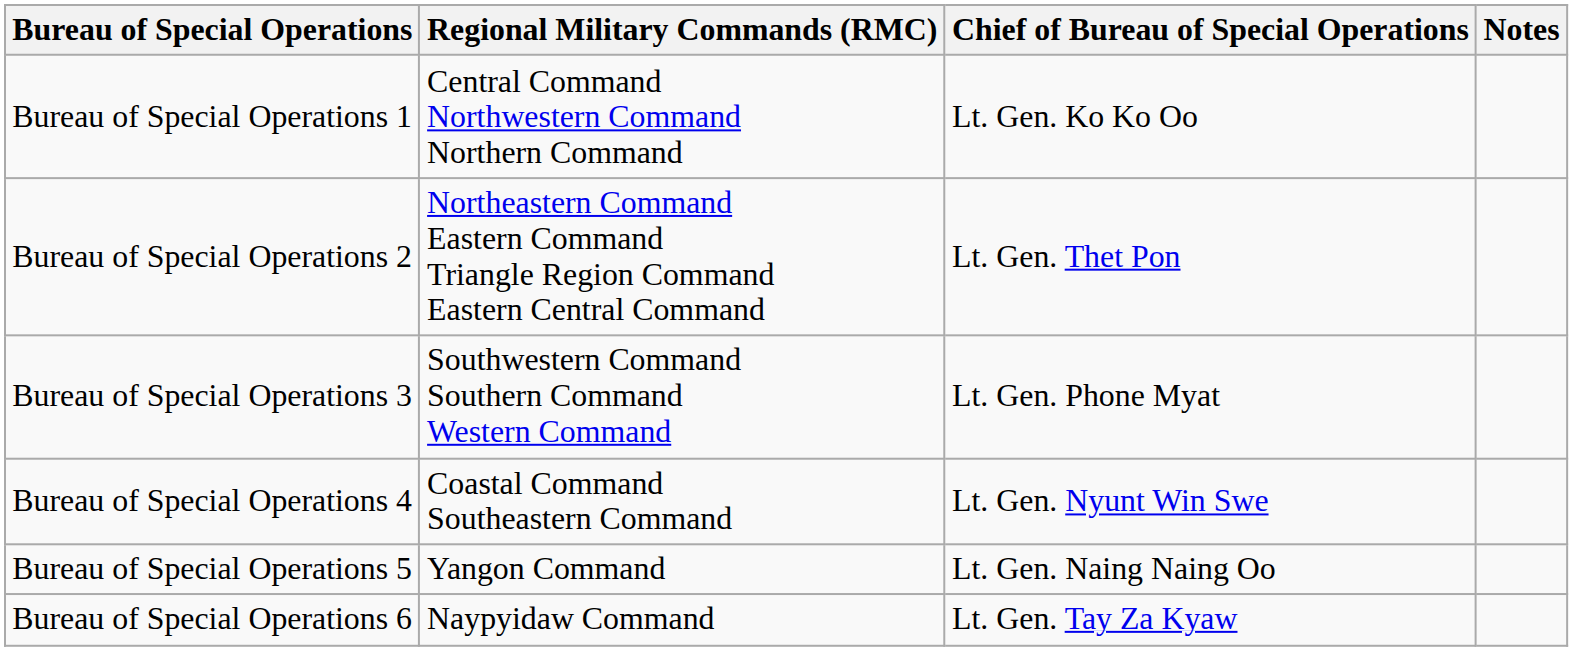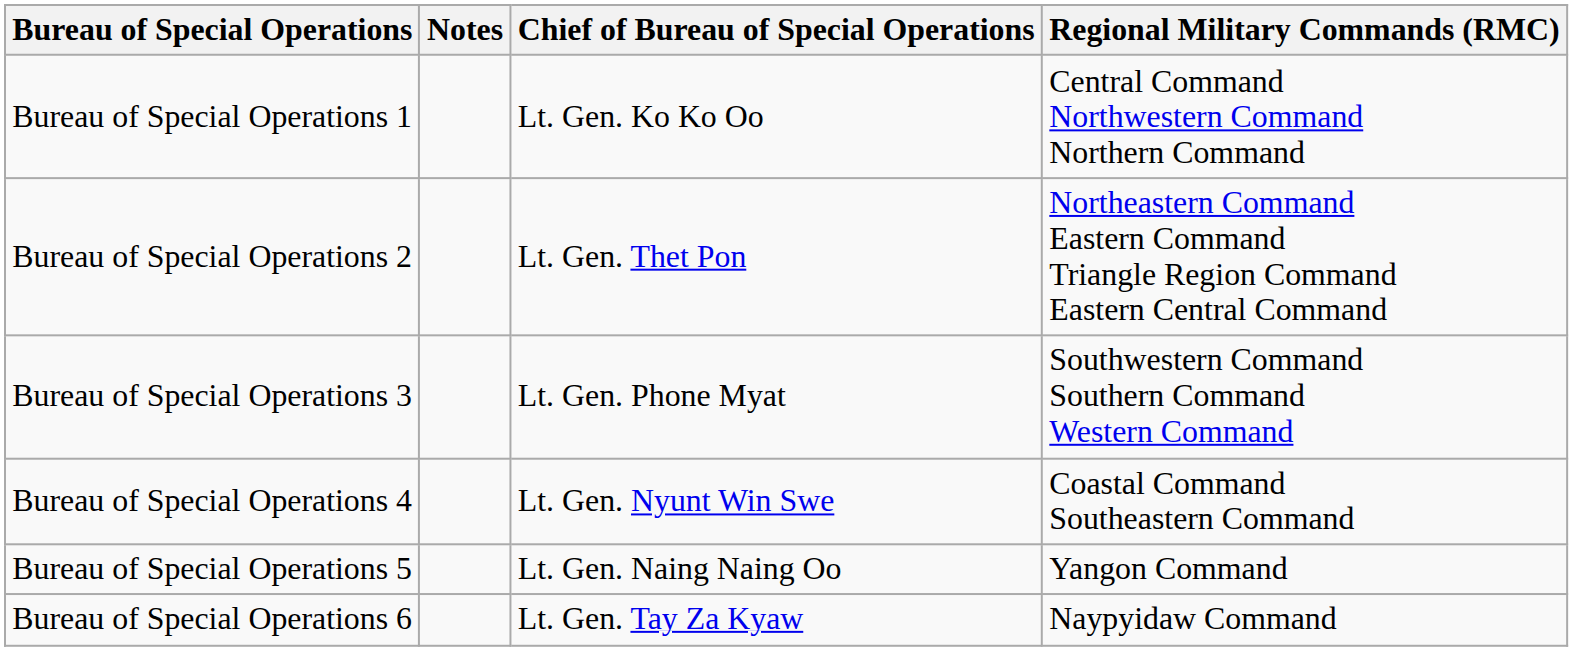columns swapped: (682, 29) <-> (1522, 29)
